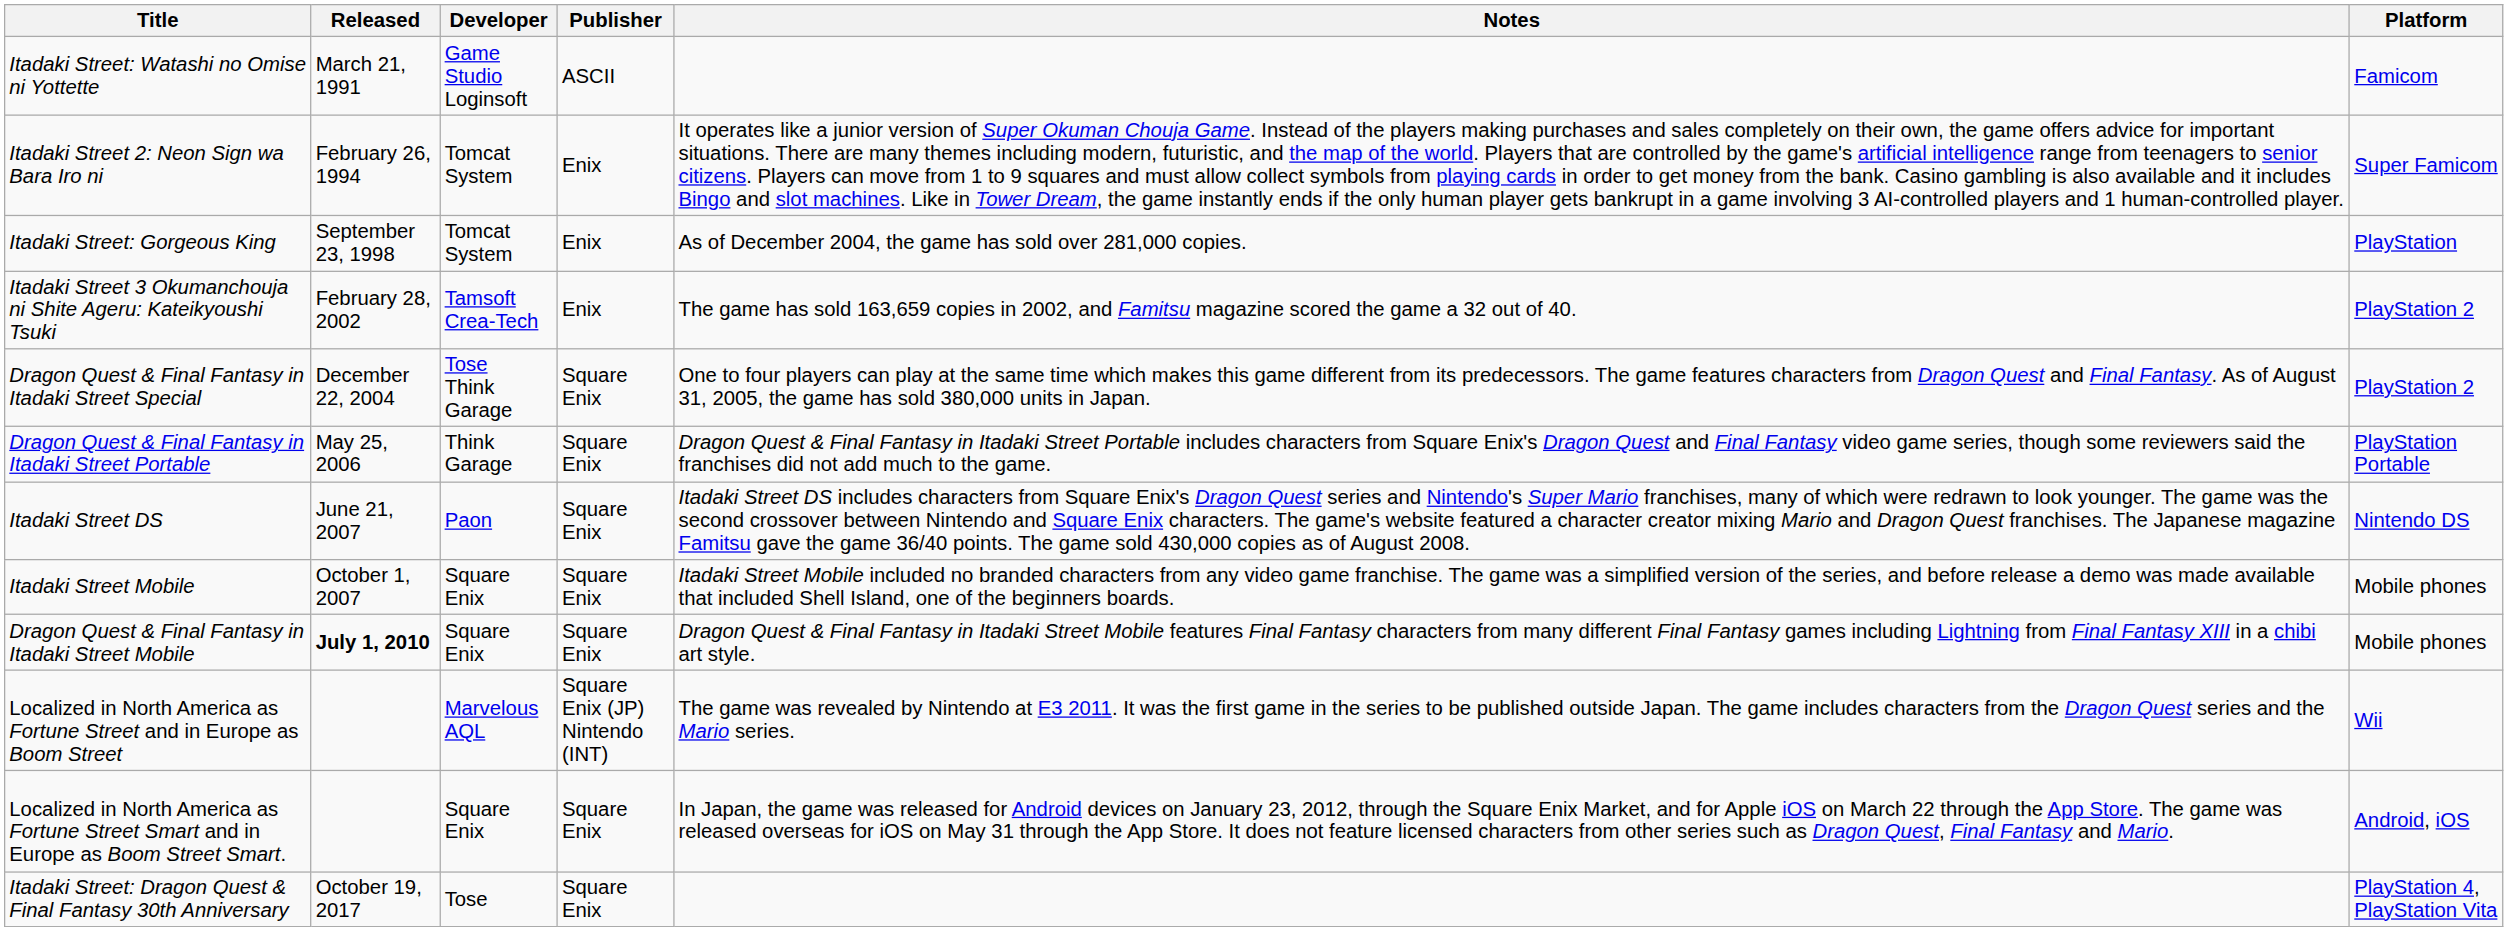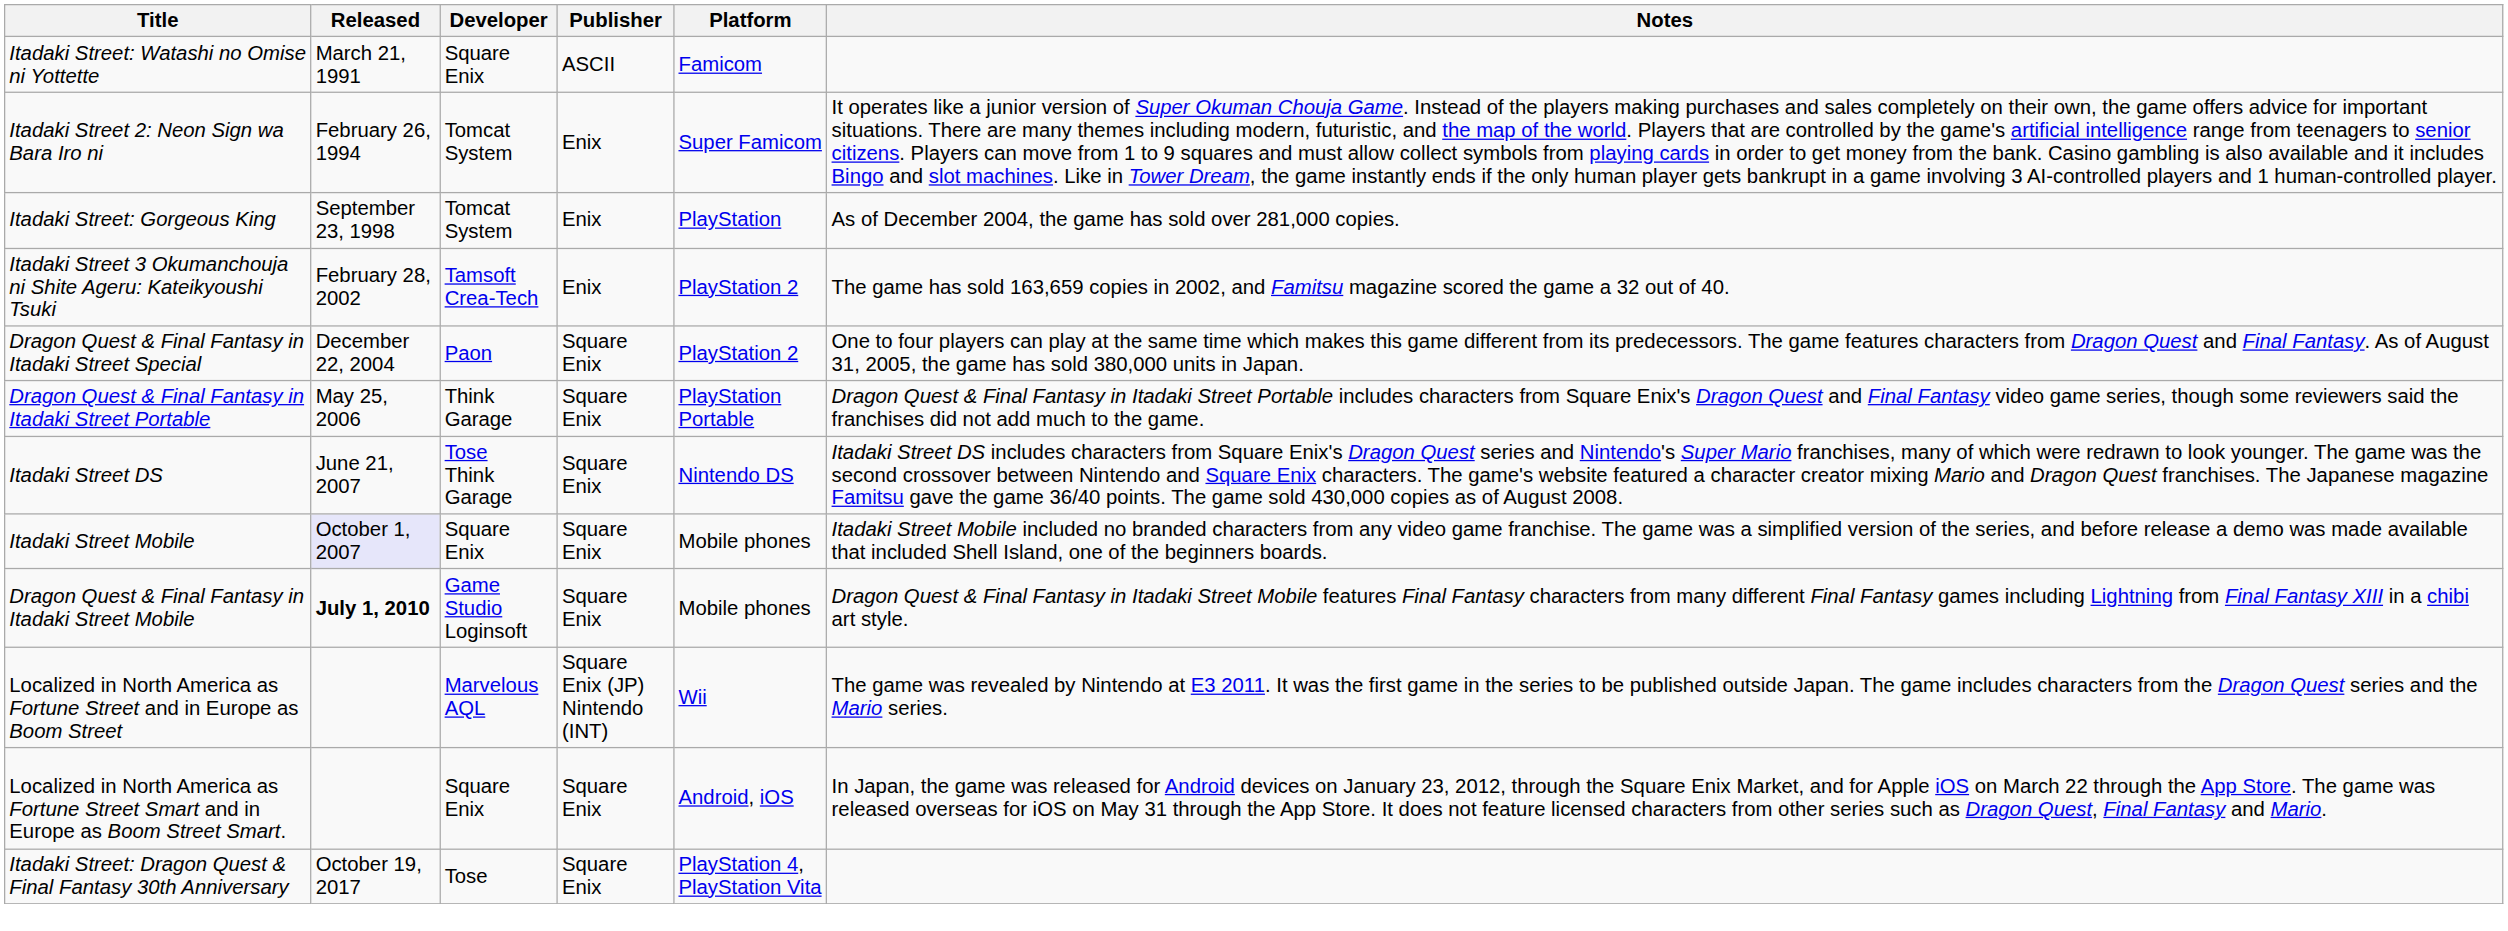columns swapped: (2426, 20) <-> (1512, 20)
(486, 75) Game Studio Loginsoft -> (477, 64) Square Enix
(479, 387) Tose Think Garage -> (468, 353) Paon
(468, 520) Paon -> (479, 474) Tose Think Garage
(363, 587) no background -> (363, 541) lavender background
(477, 642) Square Enix -> (486, 607) Game Studio Loginsoft
